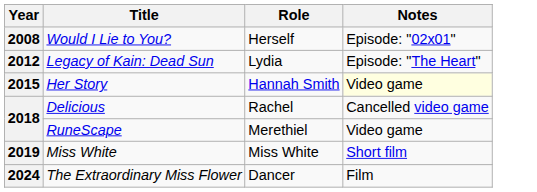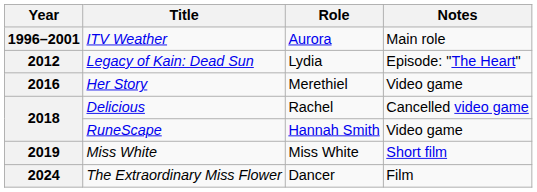+ row: (127, 38)
- row: (109, 38)
(24, 84) 2015 -> (44, 84) 2016
(294, 84) Hannah Smith -> (318, 84) Merethiel
(385, 84) lightyellow background -> (425, 84) no background
(278, 130) Merethiel -> (334, 130) Hannah Smith
